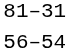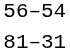rows swapped: (35, 11) <-> (35, 42)
